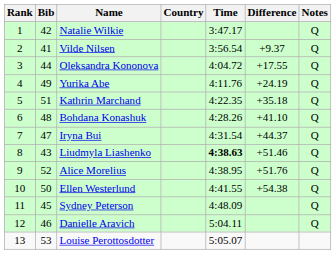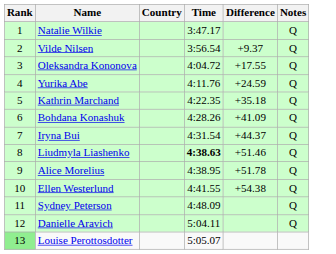- column: (46, 13)
(272, 83) +24.19 -> (250, 83) +24.59
(272, 118) +41.10 -> (250, 118) +41.09
(272, 170) +51.76 -> (250, 170) +51.78
(20, 240) no background -> (20, 240) lightgreen background
